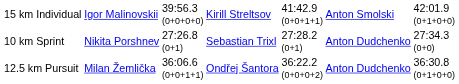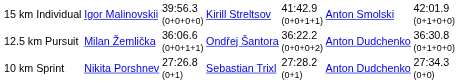rows swapped: (34, 42) <-> (41, 68)
